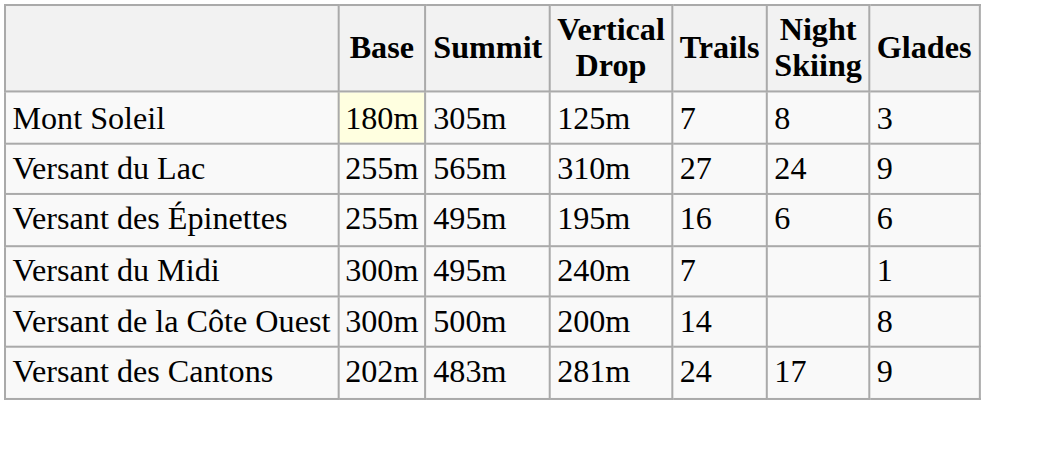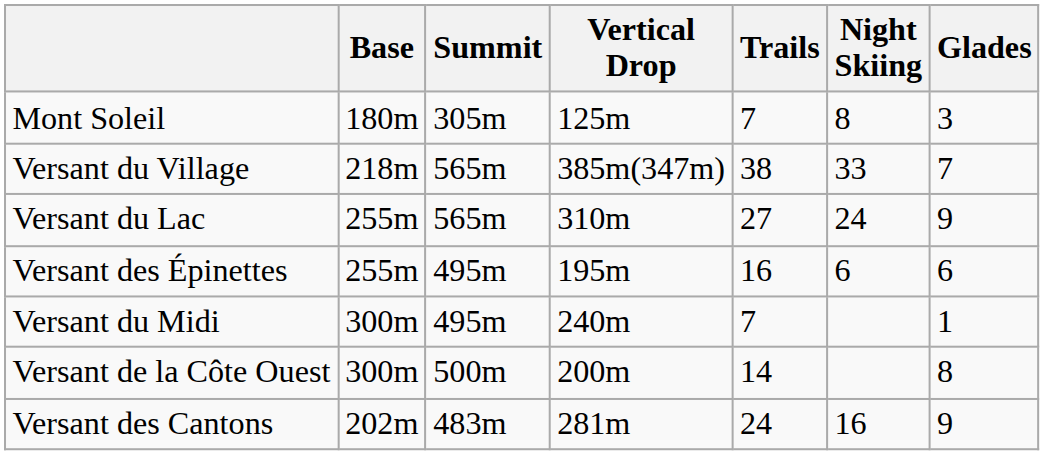(382, 117) lightyellow background -> (382, 117) no background
+ row: (131, 168)
(790, 372) 17 -> (851, 423) 16
